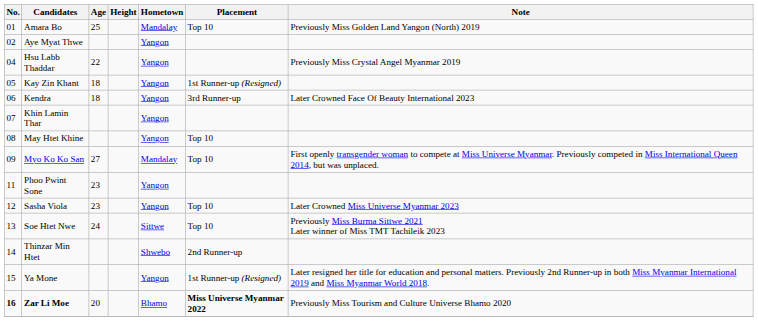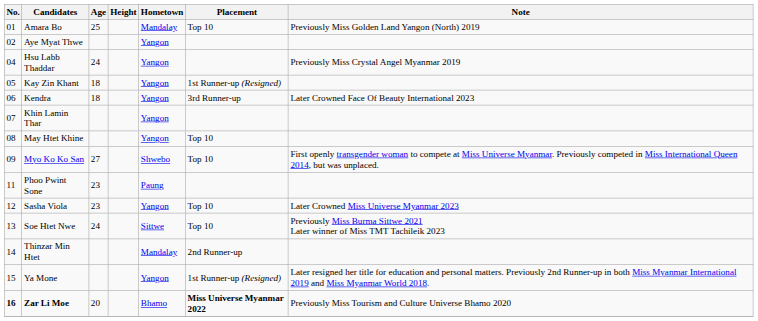(95, 62) 22 -> (95, 62) 24
(159, 159) Mandalay -> (155, 159) Shwebo
(155, 185) Yangon -> (152, 185) Paung
(155, 252) Shwebo -> (159, 252) Mandalay
